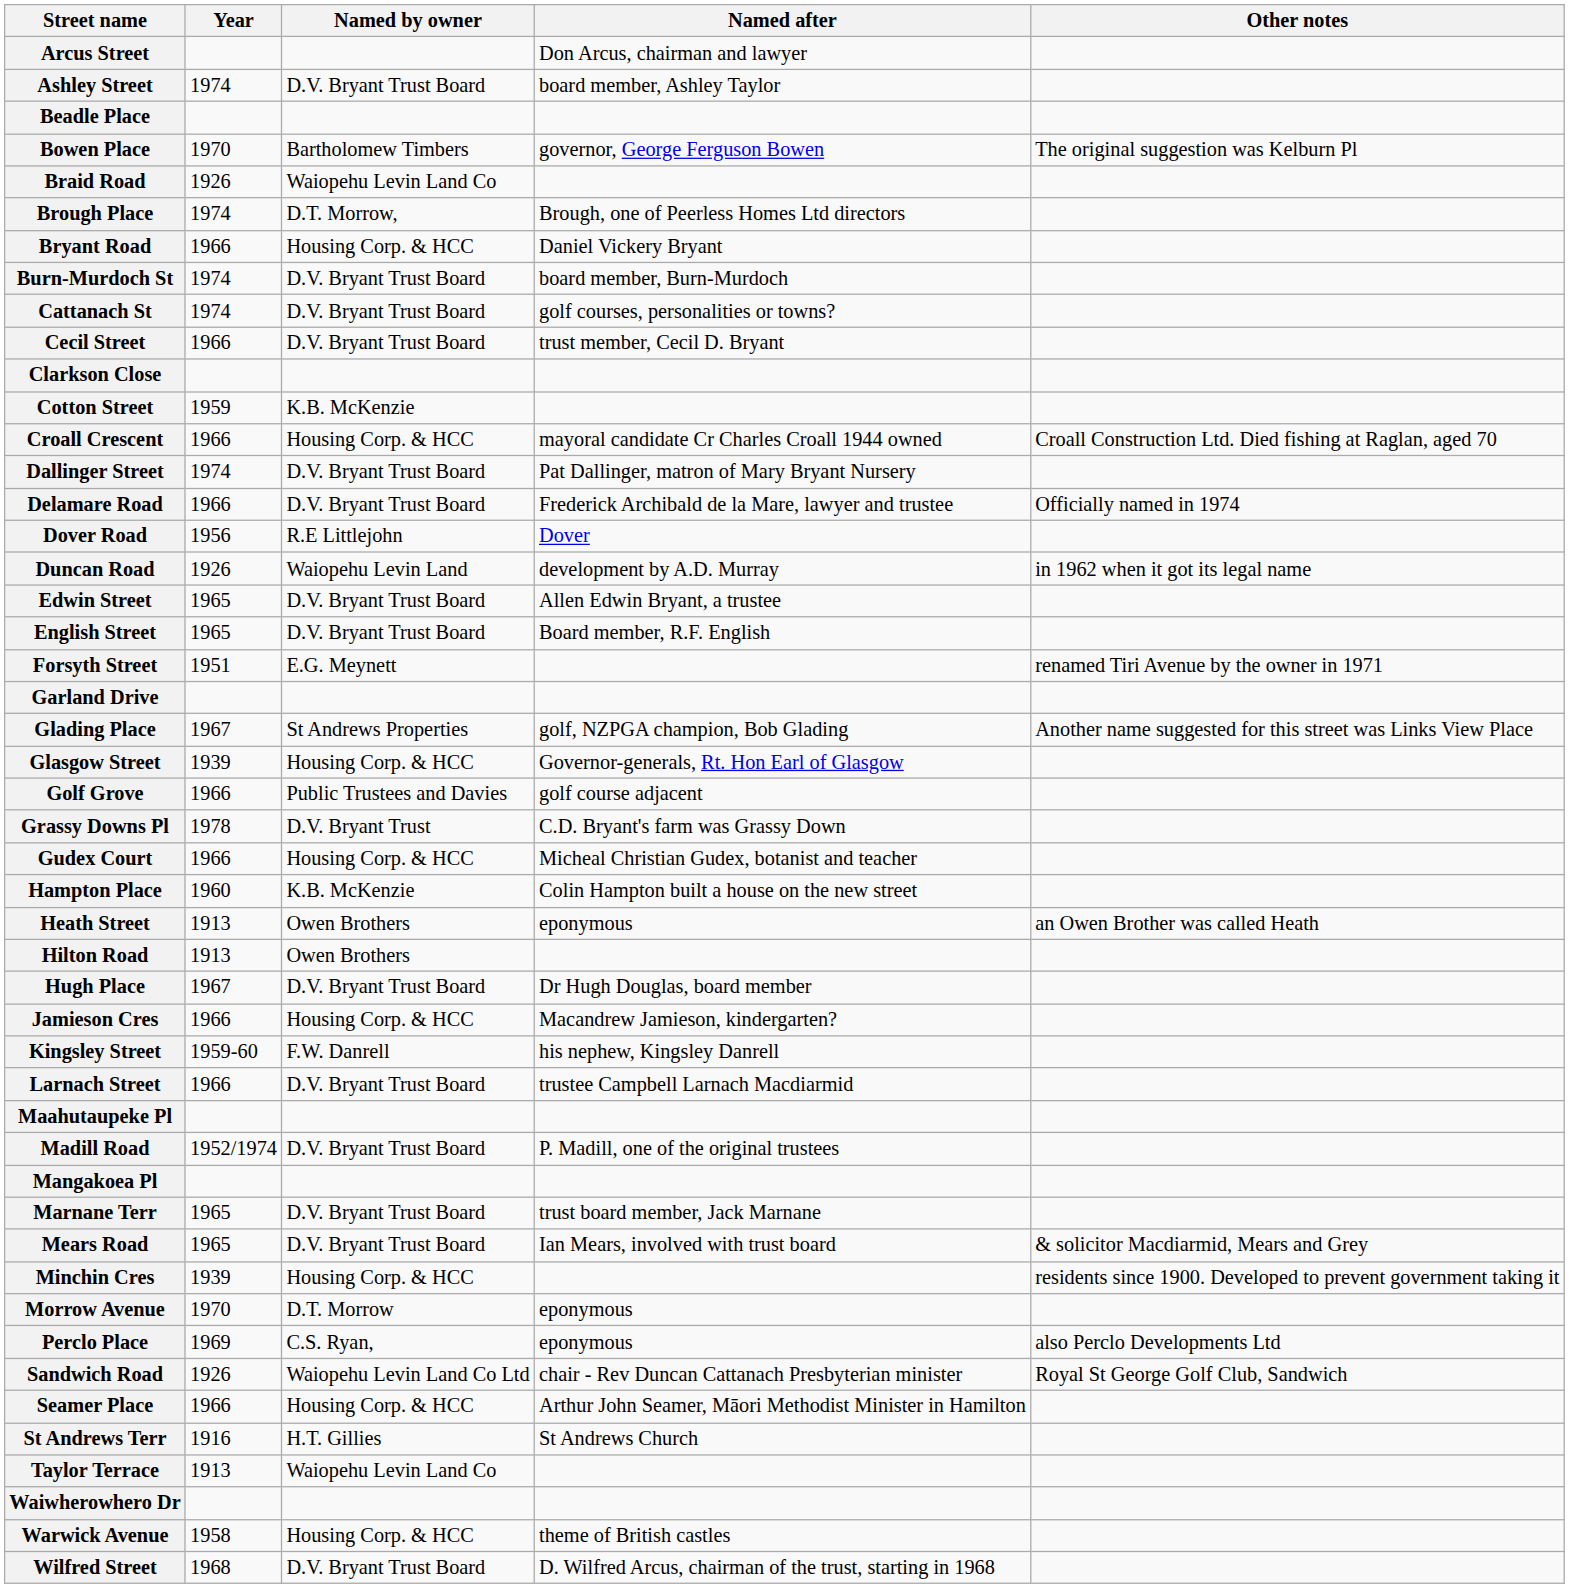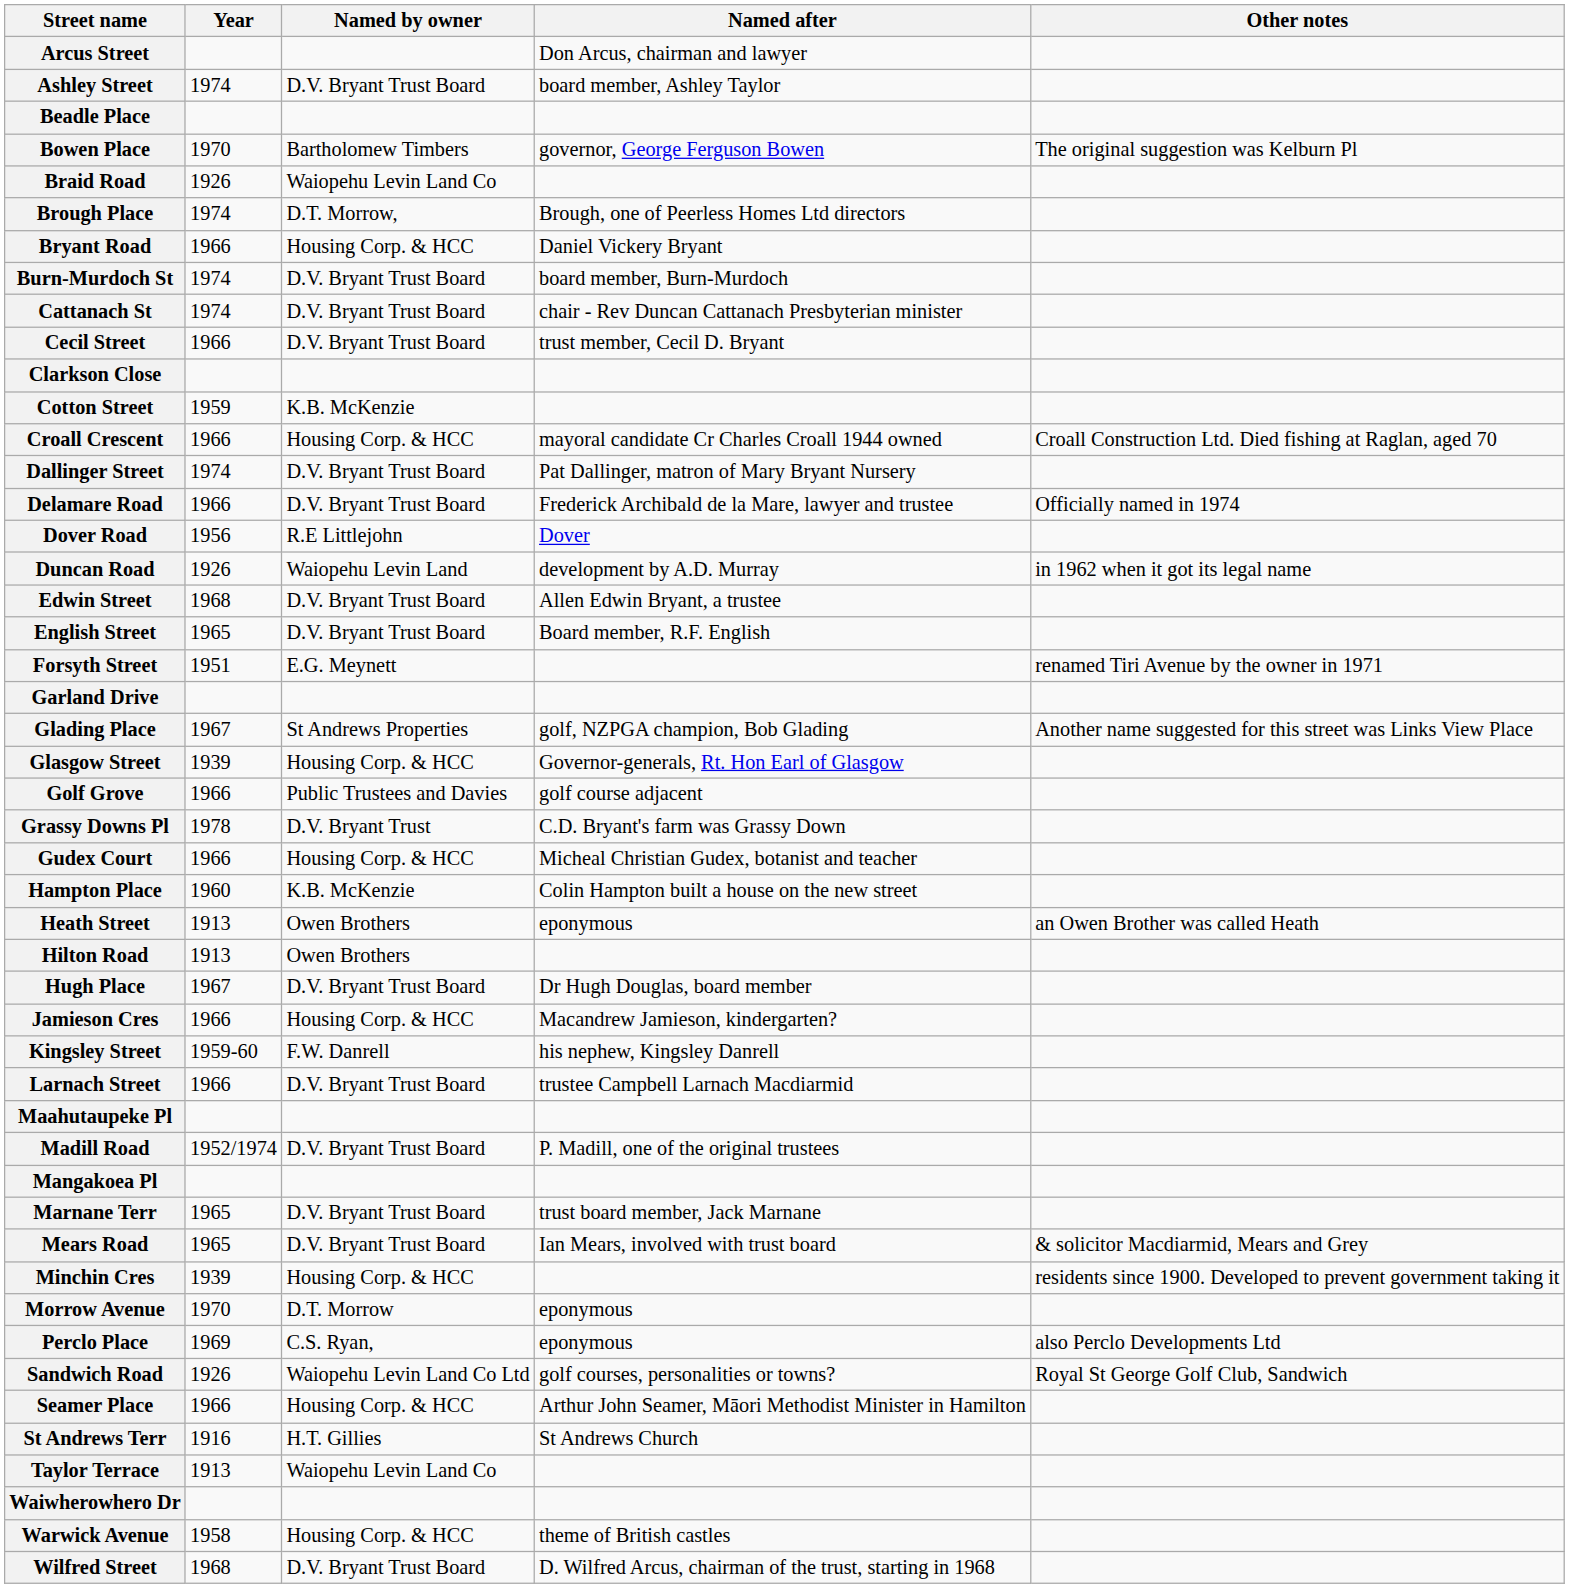(687, 310) golf courses, personalities or towns? -> (751, 310) chair - Rev Duncan Cattanach Presbyterian minister
(210, 600) 1965 -> (210, 600) 1968
(751, 1374) chair - Rev Duncan Cattanach Presbyterian minister -> (687, 1374) golf courses, personalities or towns?
